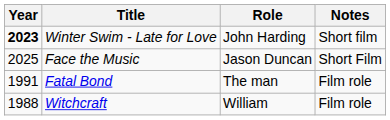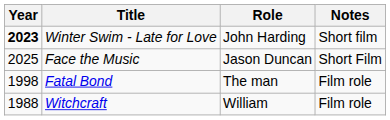(23, 81) 1991 -> (23, 81) 1998
